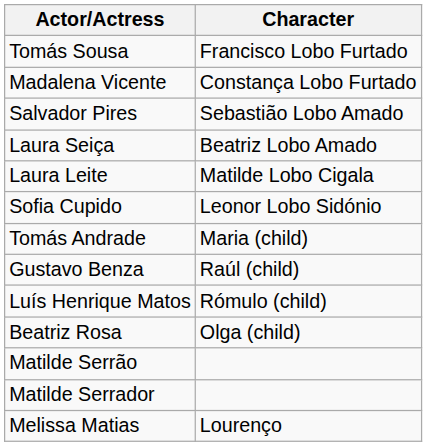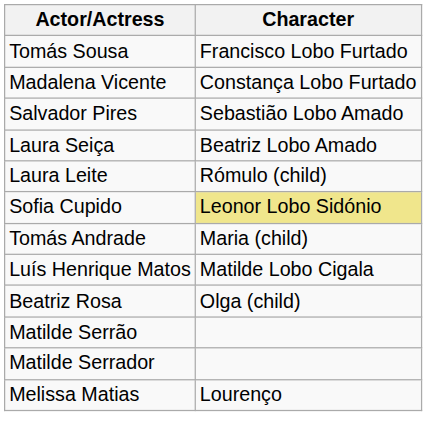(287, 176) Matilde Lobo Cigala -> (263, 176) Rómulo (child)
(291, 207) no background -> (291, 207) khaki background
- row: (76, 269)
(263, 301) Rómulo (child) -> (287, 269) Matilde Lobo Cigala
